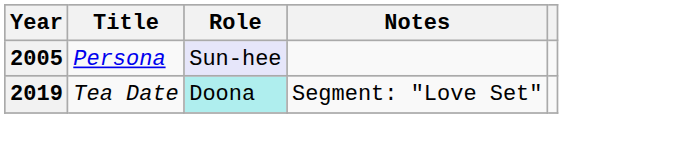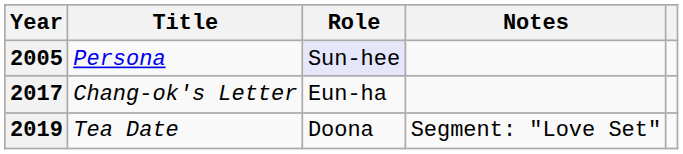+ row: (36, 94)
(222, 94) paleturquoise background -> (341, 130) no background
